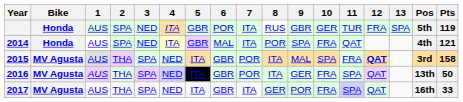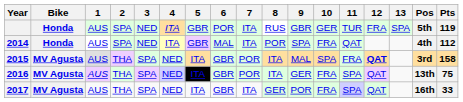(448, 43) 121 -> (448, 43) 112
(448, 74) 50 -> (448, 74) 75
